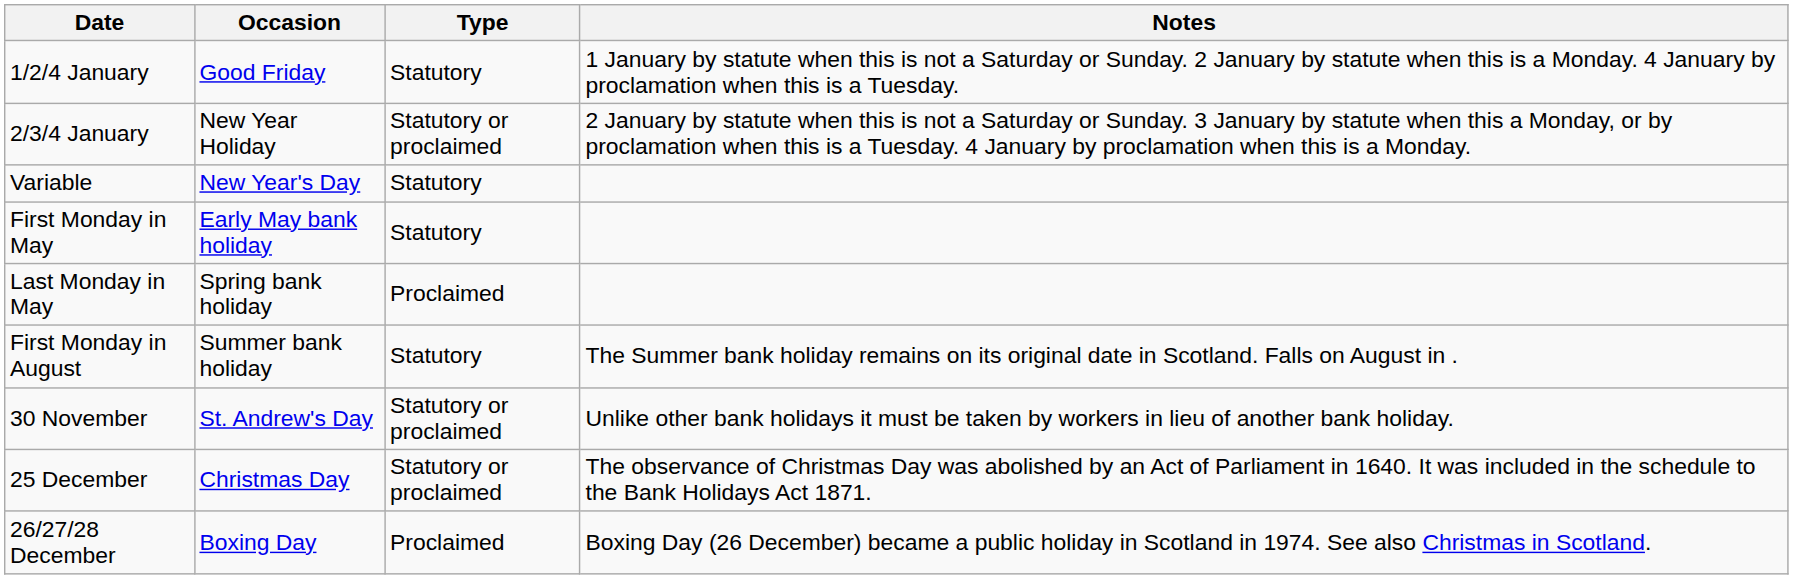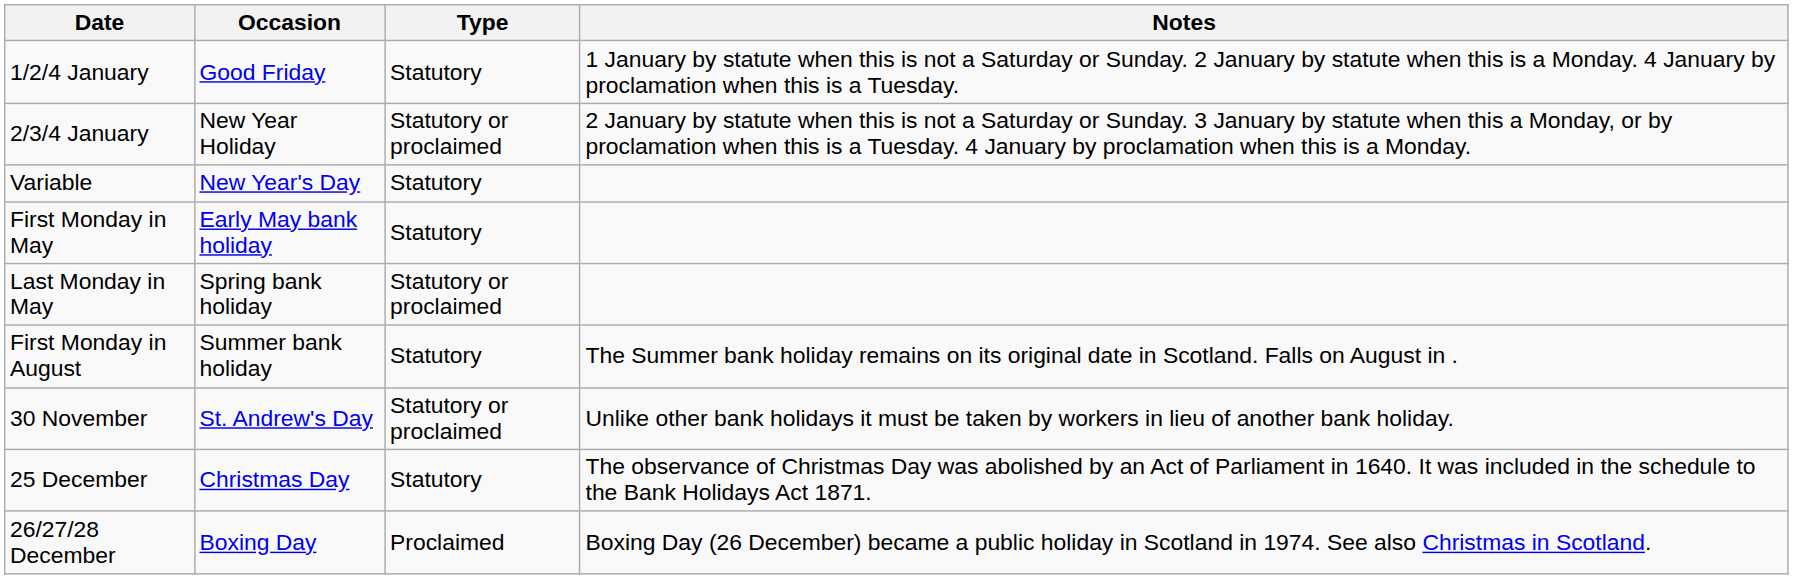(447, 294) Proclaimed -> (449, 294) Statutory or proclaimed
(449, 480) Statutory or proclaimed -> (436, 480) Statutory
